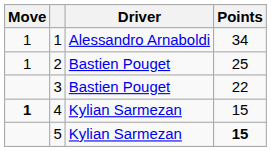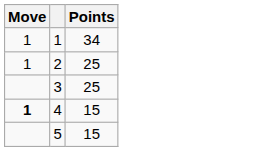- column: (139, 16)
(240, 87) 22 -> (92, 87) 25
(240, 134) bold -> (92, 134) normal
